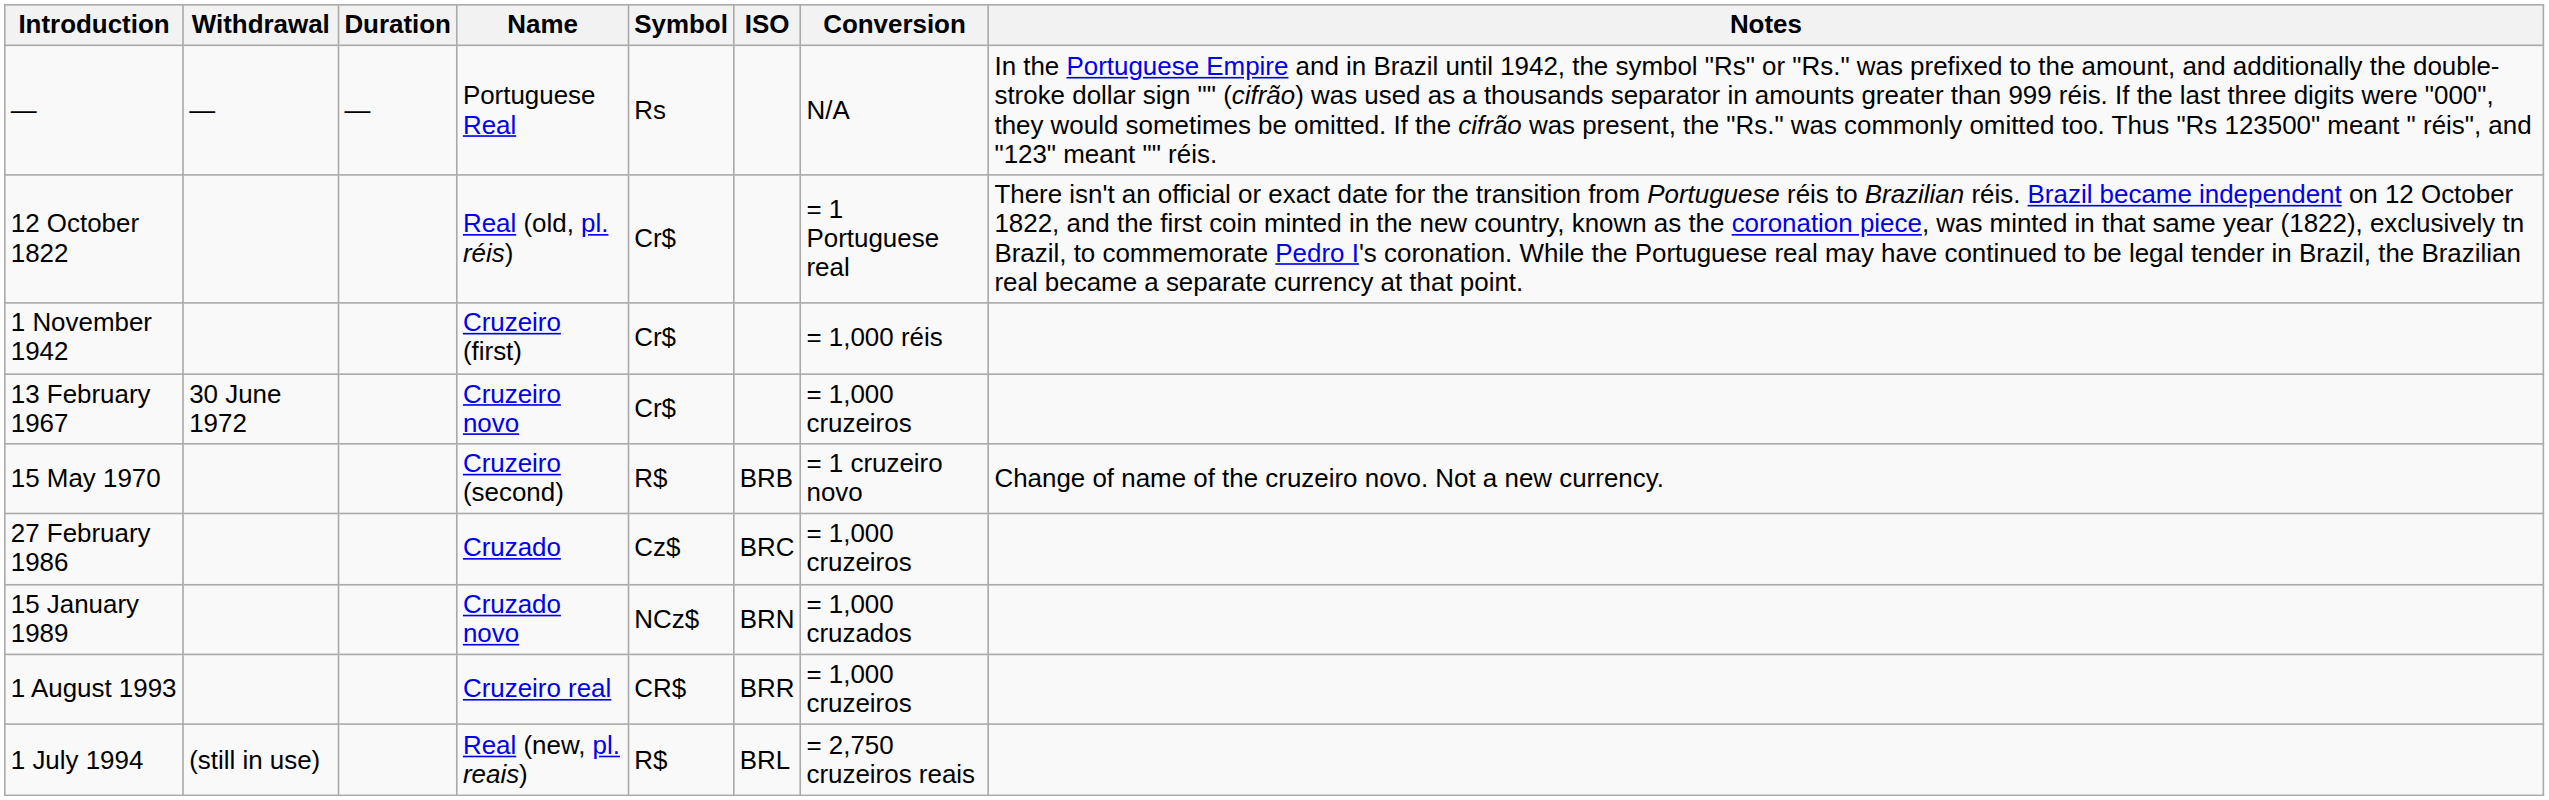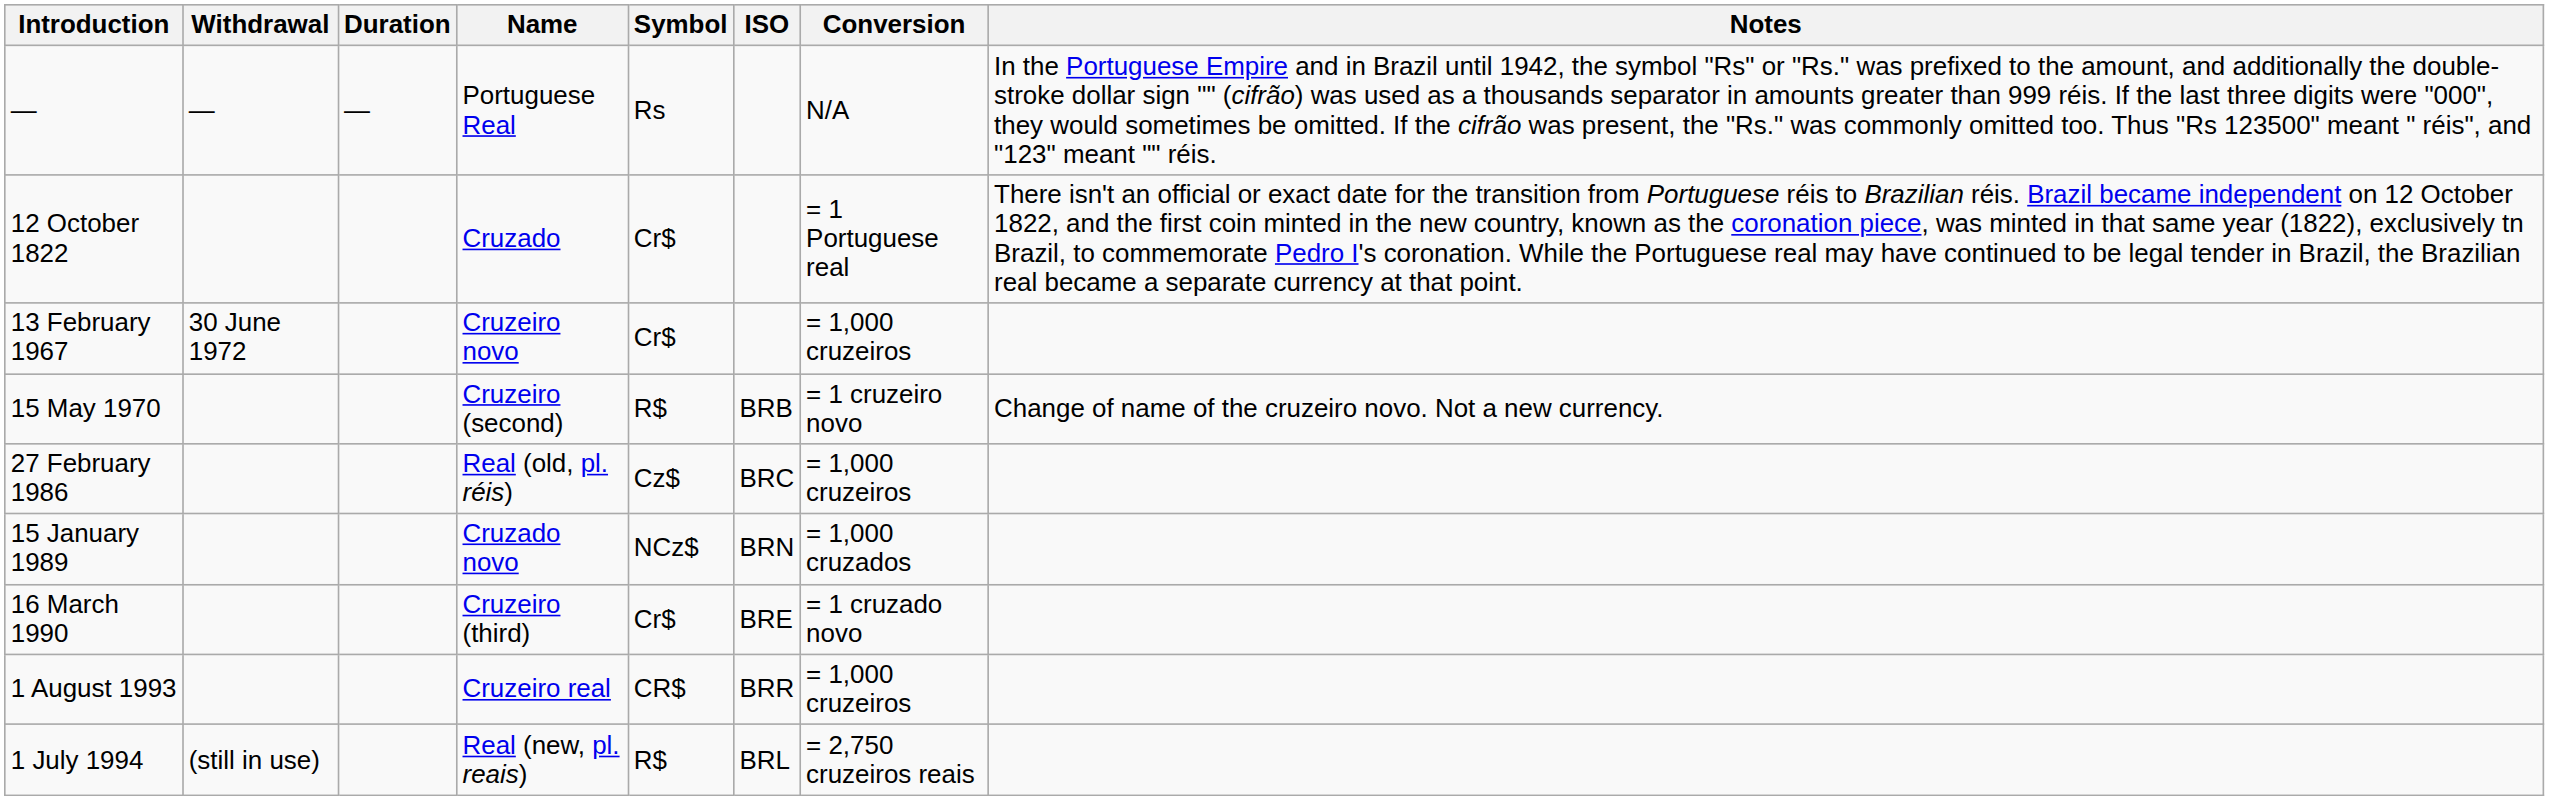(536, 238) Real (old, pl. réis) -> (512, 238) Cruzado
- row: (81, 337)
(512, 548) Cruzado -> (535, 478) Real (old, pl. réis)
+ row: (65, 618)
